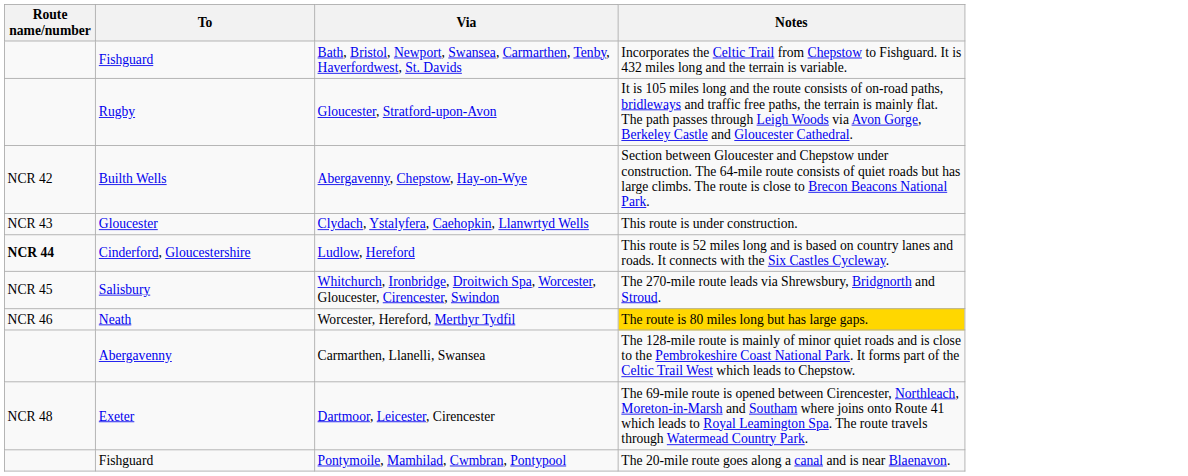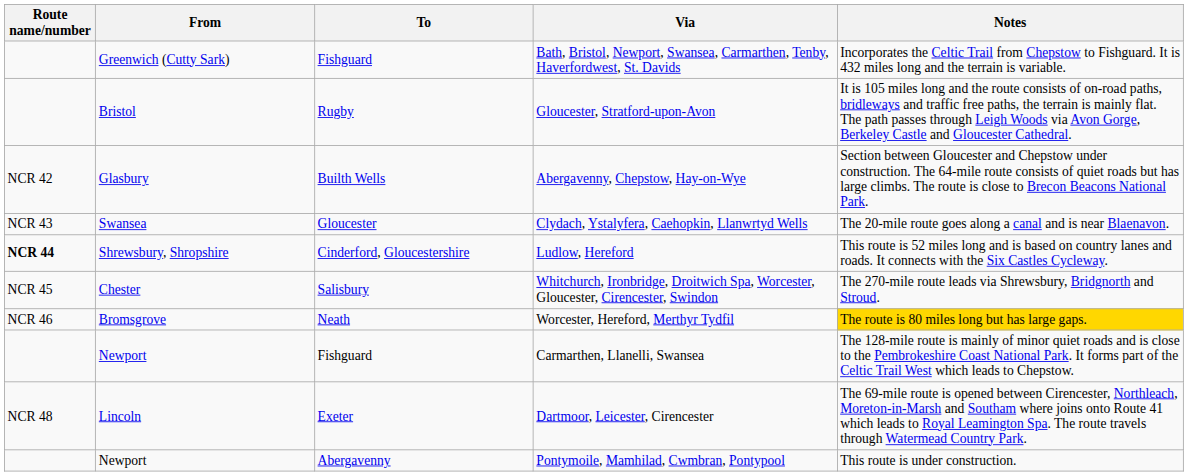+ column: (205, 22)
(710, 223) This route is under construction. -> (1005, 223) The 20-mile route goes along a canal and is near Blaenavon.
(135, 356) Abergavenny -> (345, 356) Fishguard
(126, 460) Fishguard -> (354, 460) Abergavenny
(786, 460) The 20-mile route goes along a canal and is near Blaenavon. -> (928, 460) This route is under construction.
